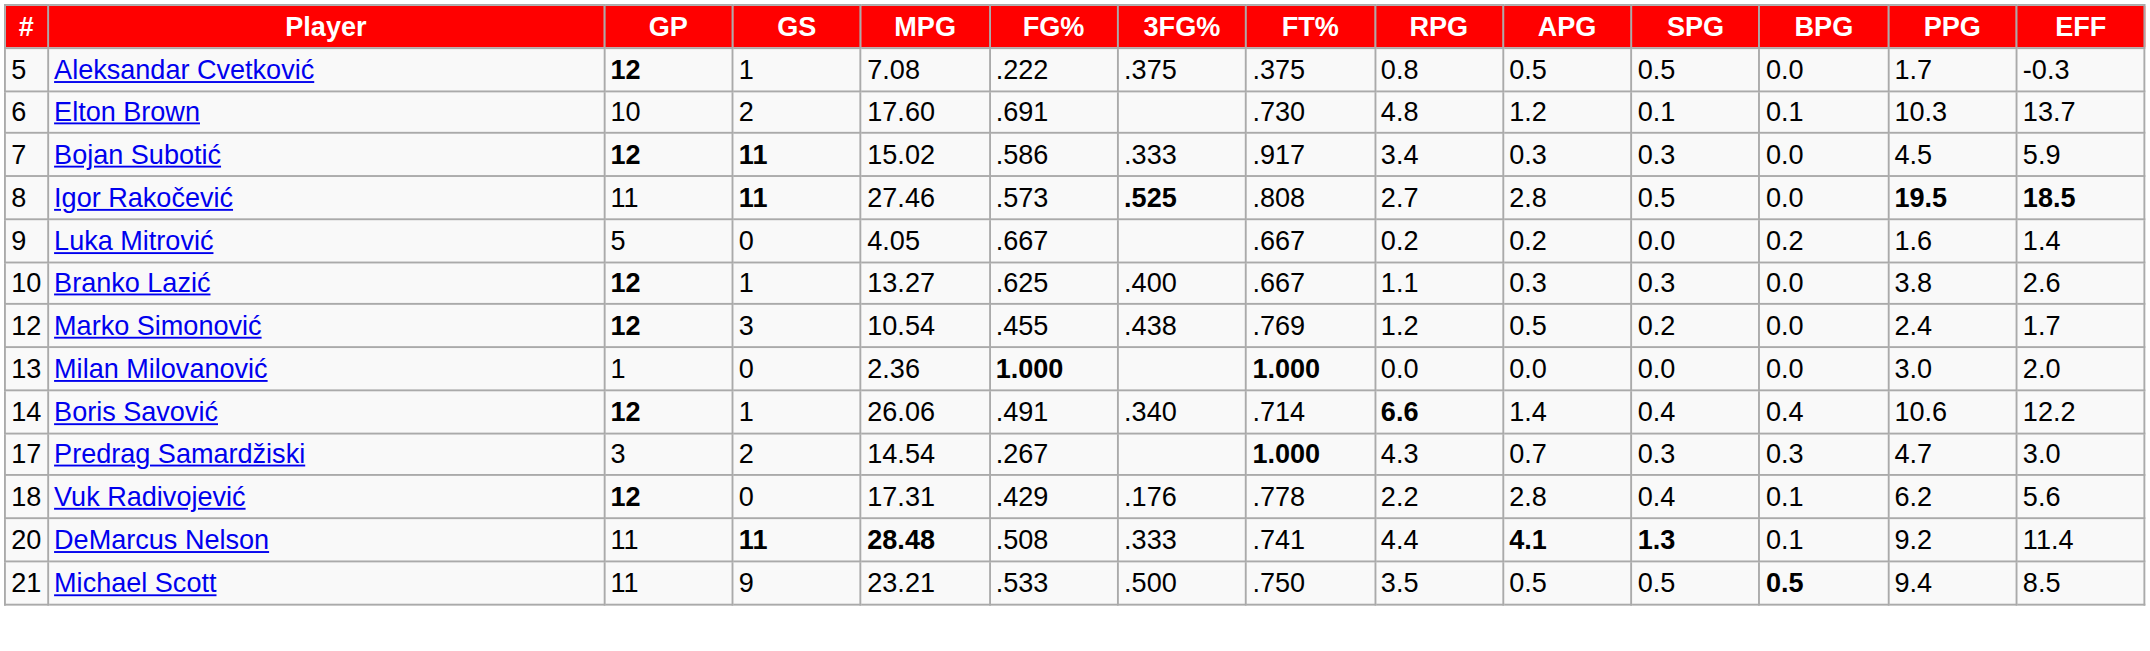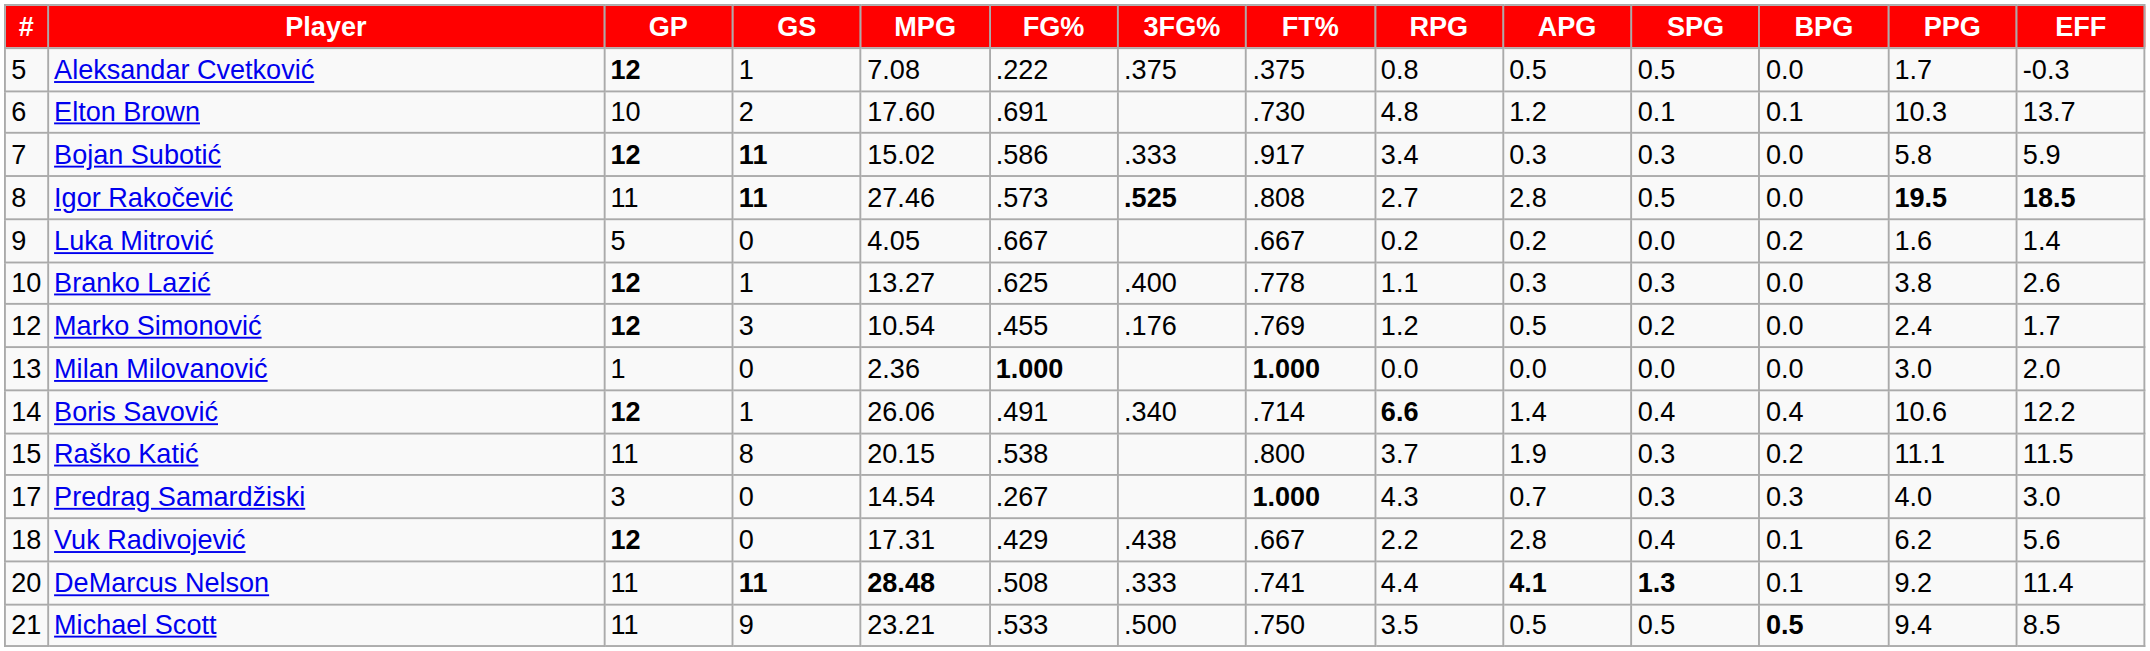(1913, 155) 4.5 -> (1913, 155) 5.8
(1279, 283) .667 -> (1279, 283) .778
(1150, 326) .438 -> (1150, 326) .176
+ row: (126, 454)
(746, 454) 2 -> (746, 497) 0
(1913, 454) 4.7 -> (1913, 497) 4.0
(1150, 497) .176 -> (1150, 540) .438
(1279, 497) .778 -> (1279, 540) .667
